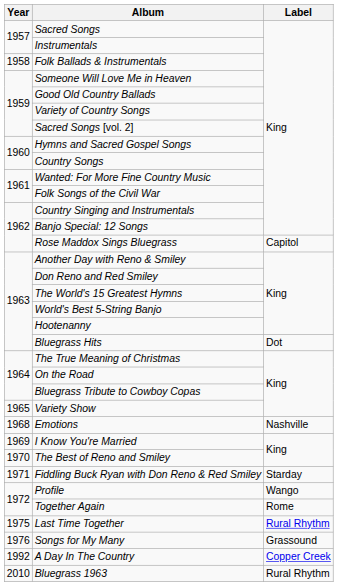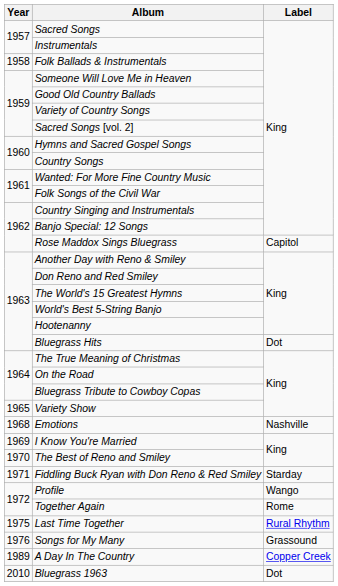(18, 557) 1992 -> (18, 557) 1989
(298, 573) Rural Rhythm -> (274, 573) Dot
